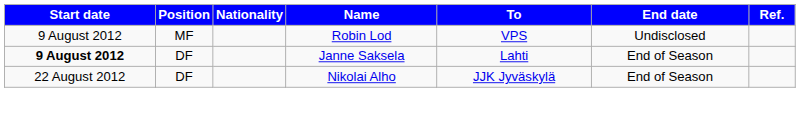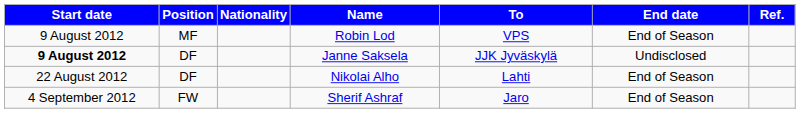(670, 36) Undisclosed -> (671, 36) End of Season
(514, 57) Lahti -> (516, 57) JJK Jyväskylä
(670, 57) End of Season -> (671, 57) Undisclosed
(514, 77) JJK Jyväskylä -> (516, 77) Lahti
+ row: (365, 98)
